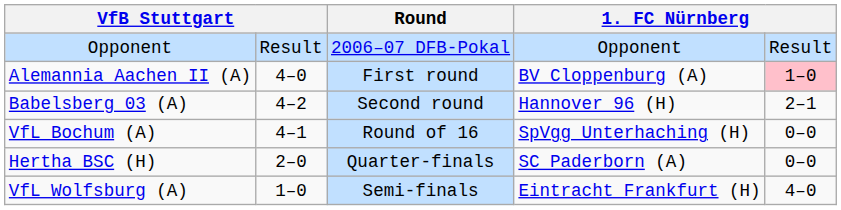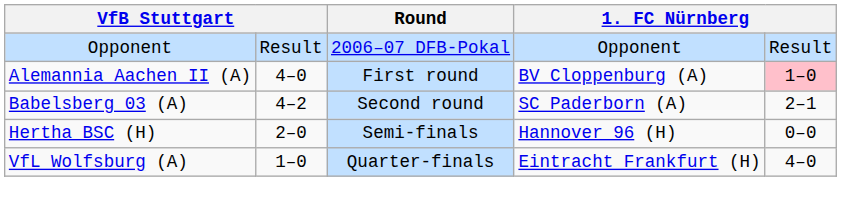(597, 105) Hannover 96 (H) -> (603, 105) SC Paderborn (A)
- row: (83, 133)
(421, 162) Quarter-finals -> (421, 133) Semi-finals
(603, 162) SC Paderborn (A) -> (597, 133) Hannover 96 (H)
(421, 191) Semi-finals -> (421, 162) Quarter-finals
